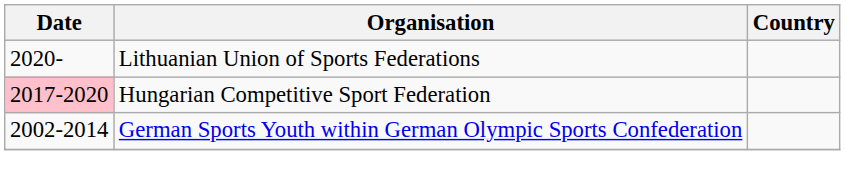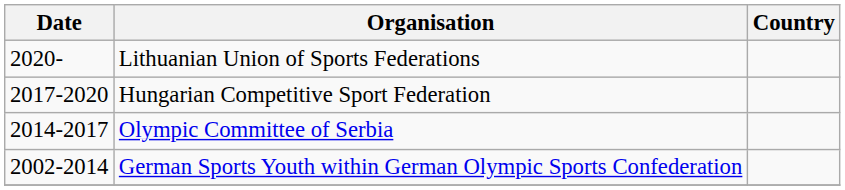(59, 94) pink background -> (59, 94) no background
+ row: (256, 130)
